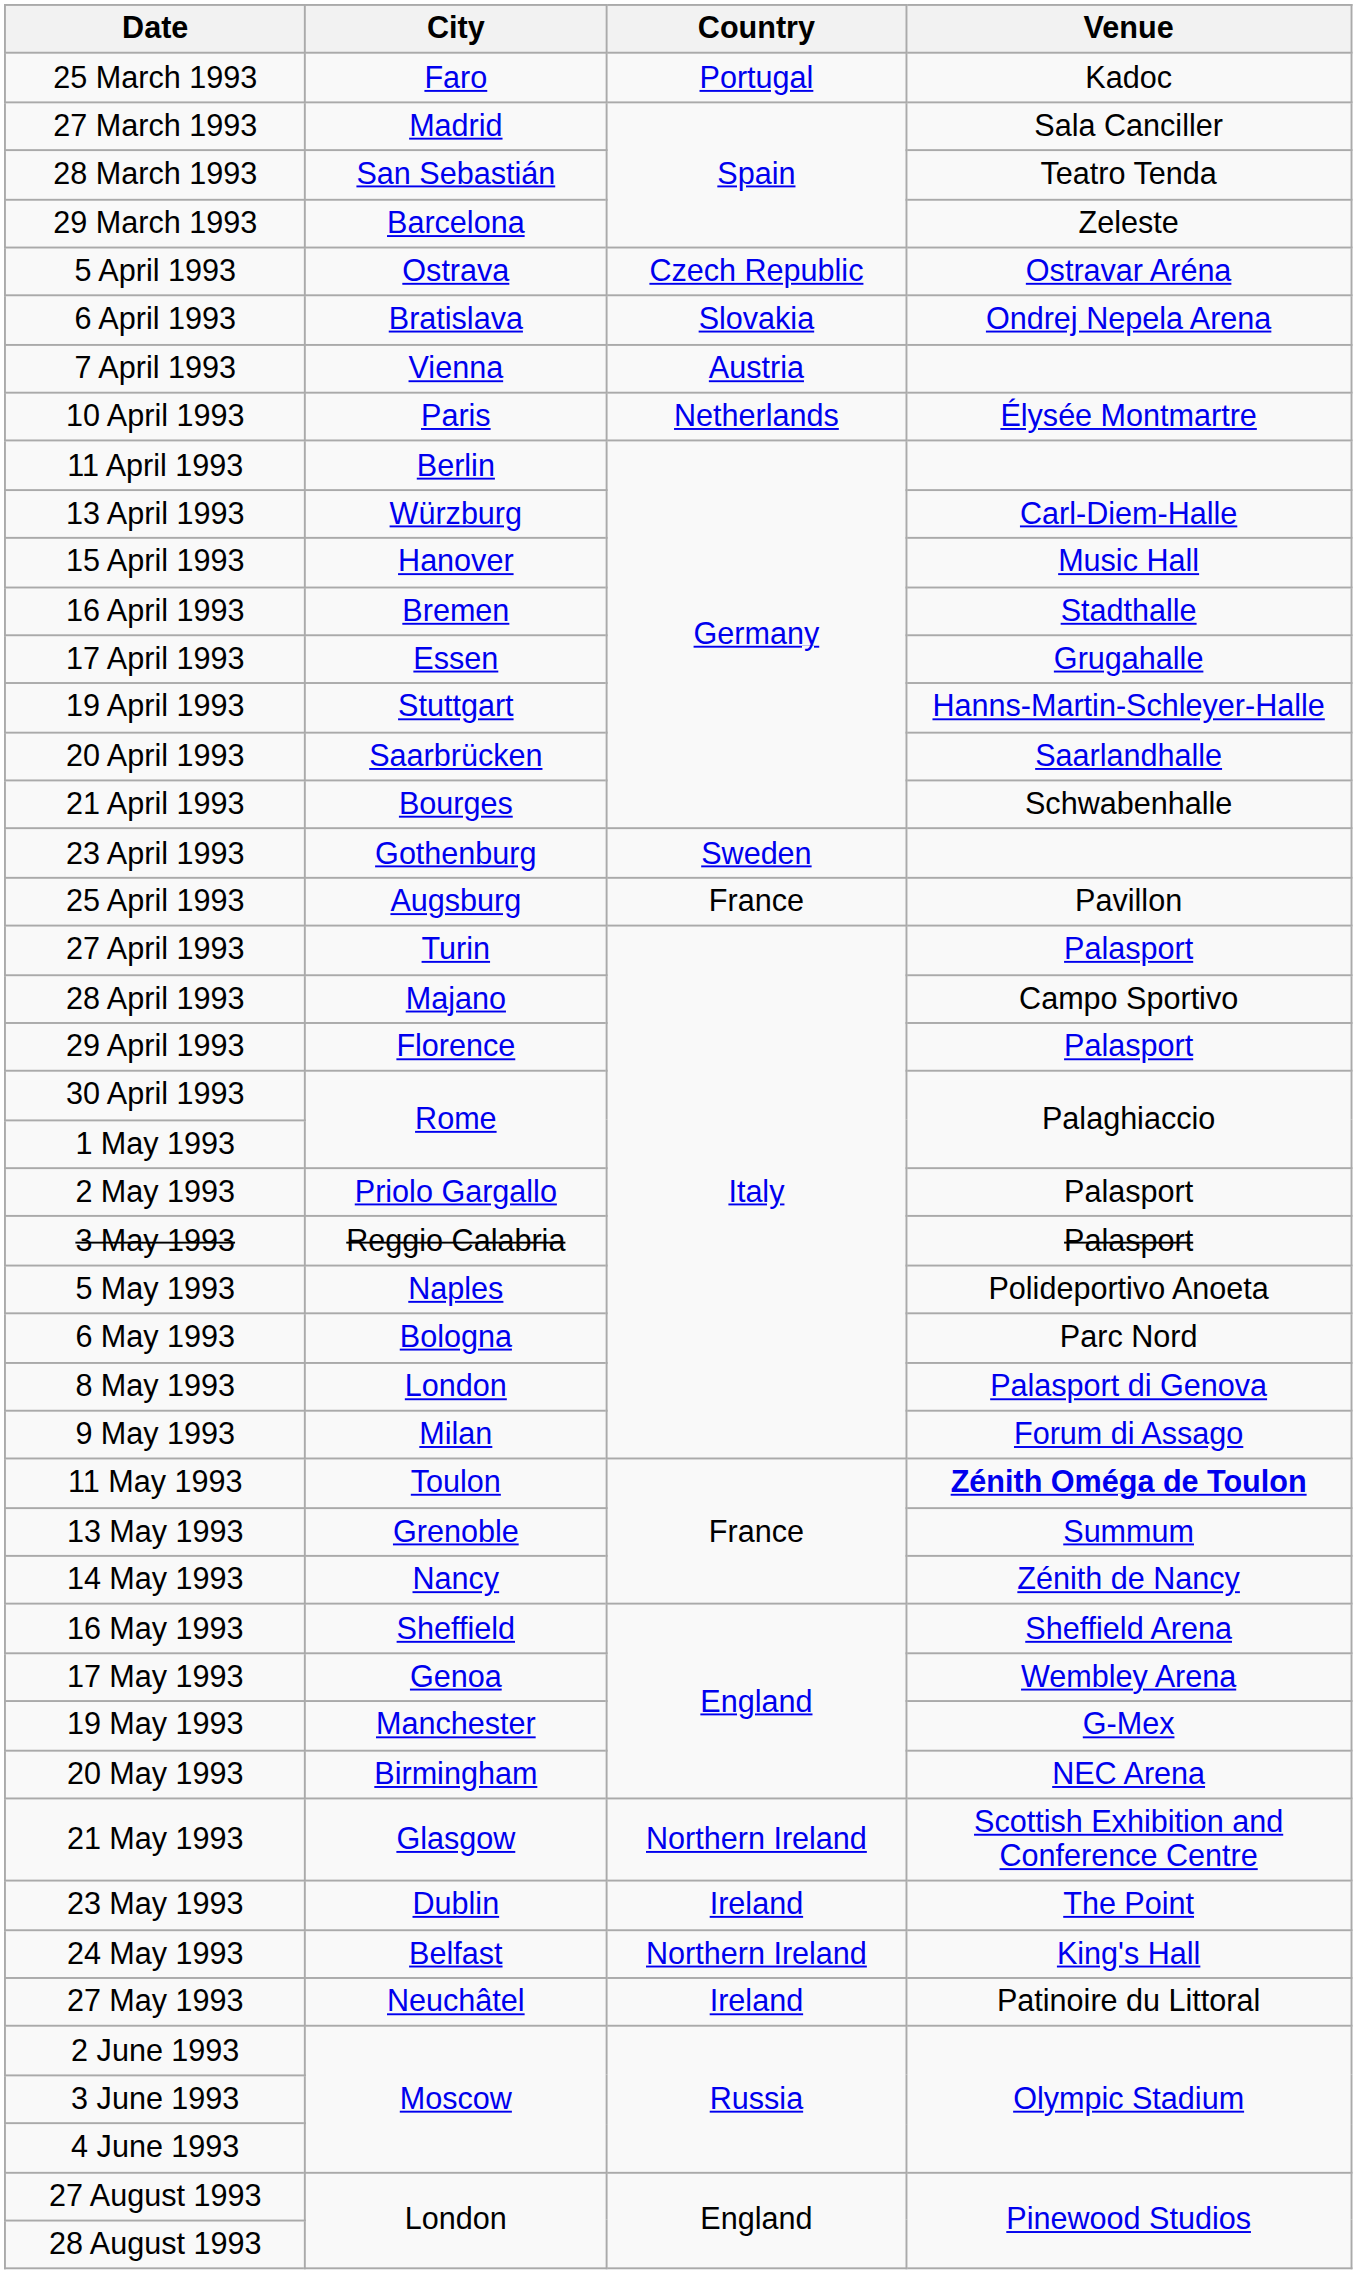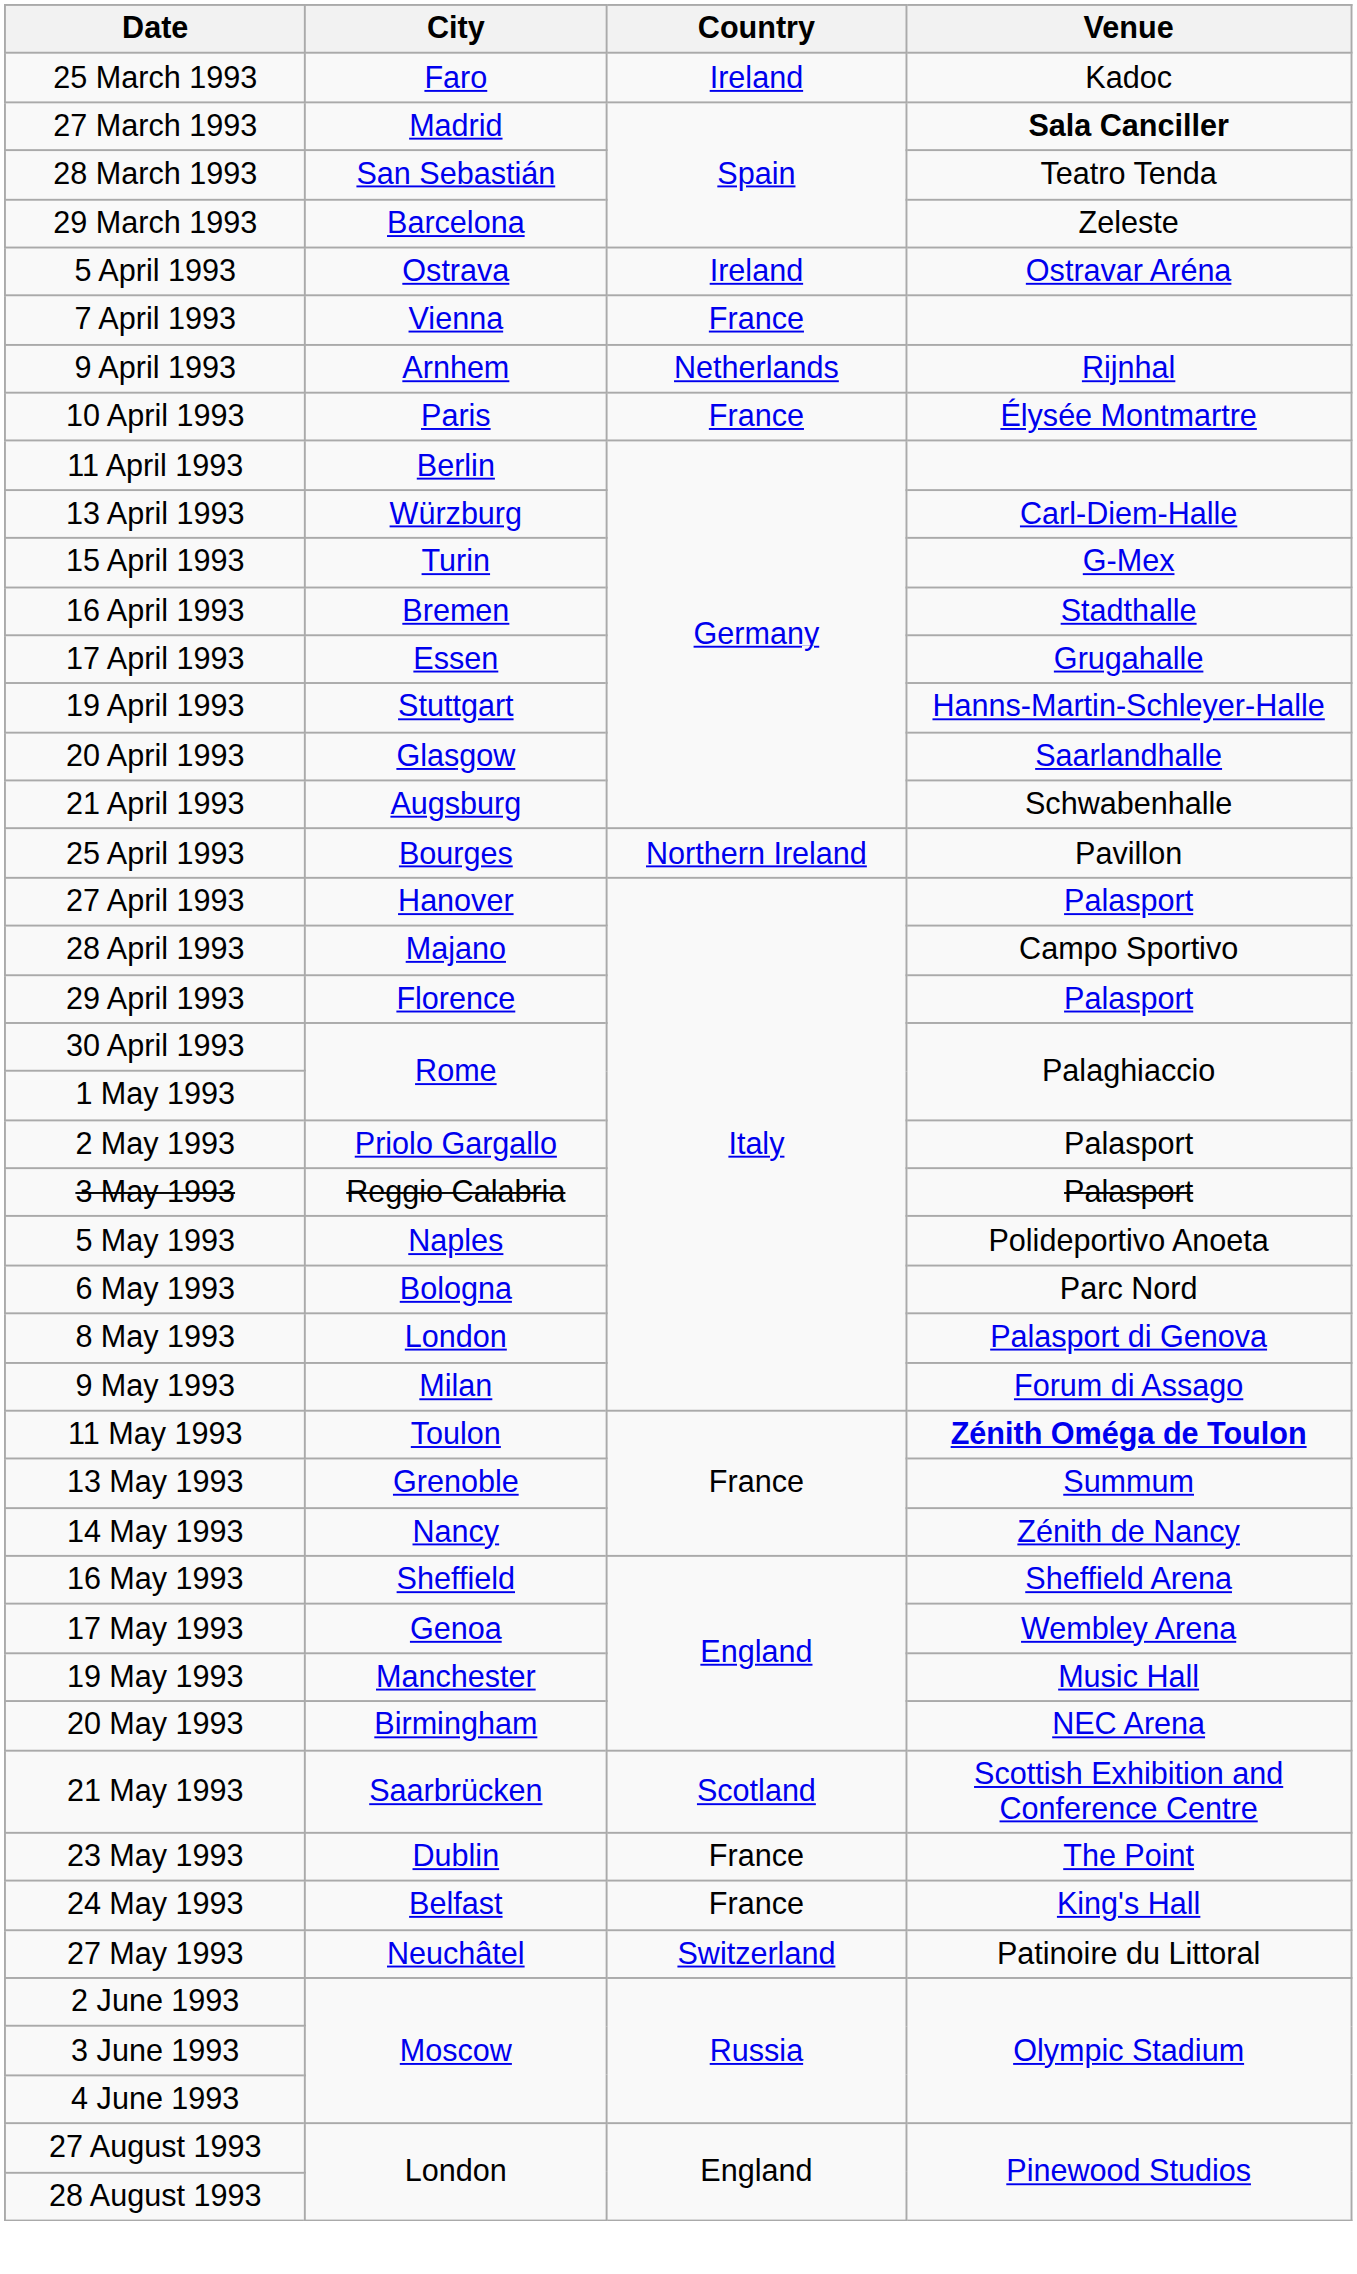(756, 77) Portugal -> (756, 77) Ireland
(1129, 125) normal -> (1129, 125) bold
(756, 271) Czech Republic -> (756, 271) Ireland
- row: (155, 319)
(756, 367) Austria -> (756, 319) France
+ row: (155, 367)
(756, 416) Netherlands -> (756, 416) France
(456, 561) Hanover -> (456, 561) Turin
(1129, 561) Music Hall -> (1129, 561) G-Mex
(456, 755) Saarbrücken -> (456, 755) Glasgow
(456, 804) Bourges -> (456, 804) Augsburg
- row: (155, 852)
(456, 901) Augsburg -> (456, 852) Bourges
(756, 901) France -> (756, 852) Northern Ireland
(456, 949) Turin -> (456, 901) Hanover
(1129, 1725) G-Mex -> (1129, 1676) Music Hall
(456, 1839) Glasgow -> (456, 1790) Saarbrücken
(756, 1839) Northern Ireland -> (756, 1790) Scotland
(756, 1904) Ireland -> (756, 1856) France
(756, 1953) Northern Ireland -> (756, 1904) France
(756, 2001) Ireland -> (756, 1953) Switzerland
